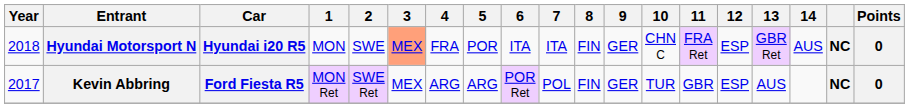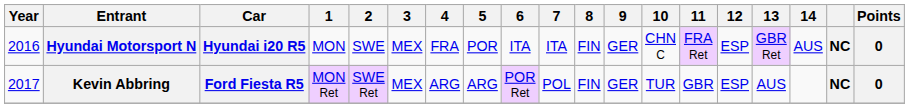(24, 46) 2018 -> (24, 46) 2016
(407, 46) lightsalmon background -> (407, 46) no background
